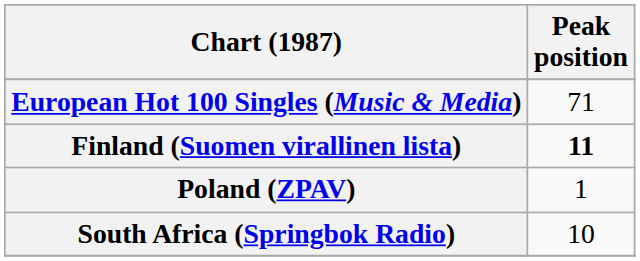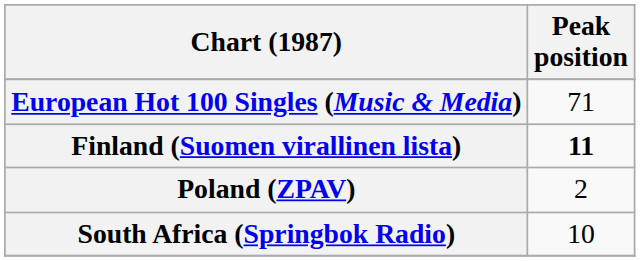(581, 189) 1 -> (581, 189) 2
